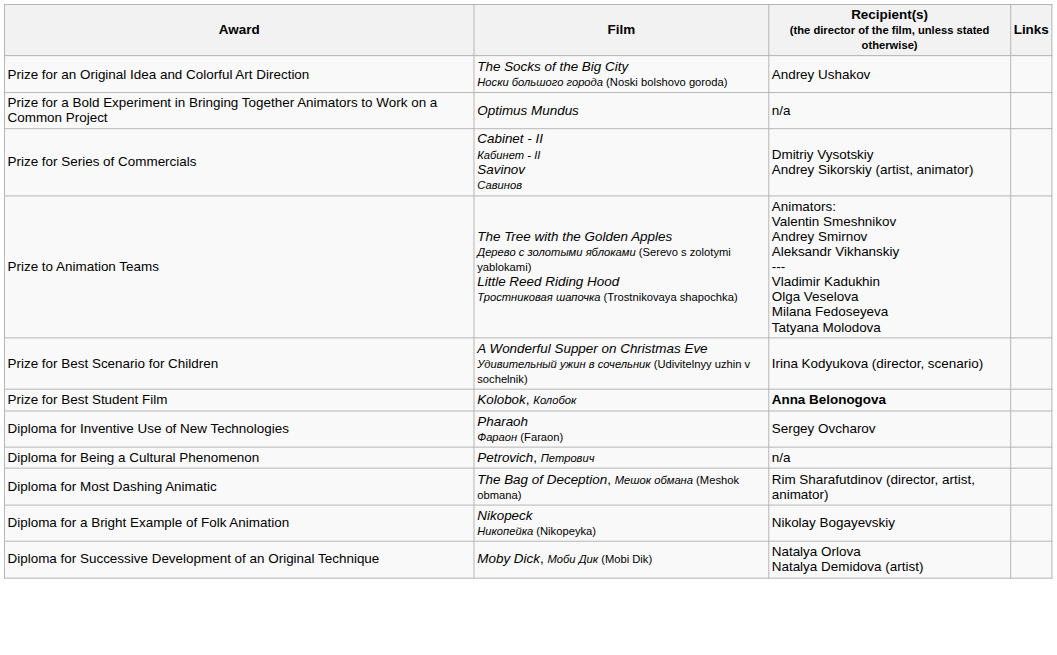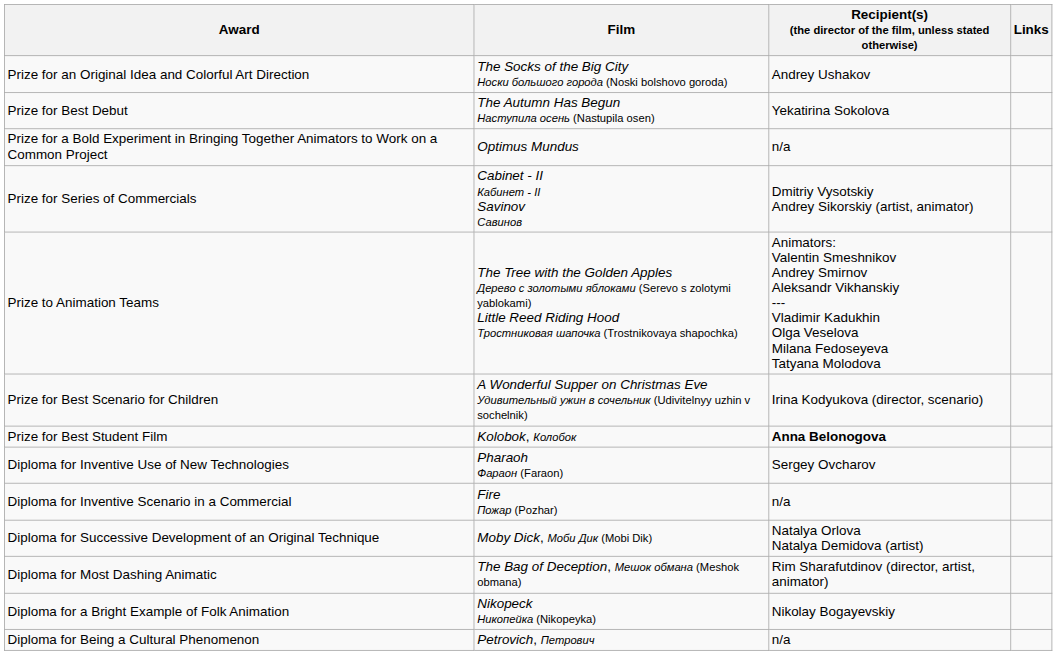+ row: (68, 110)
+ row: (149, 501)
rows swapped: (133, 457) <-> (193, 559)
